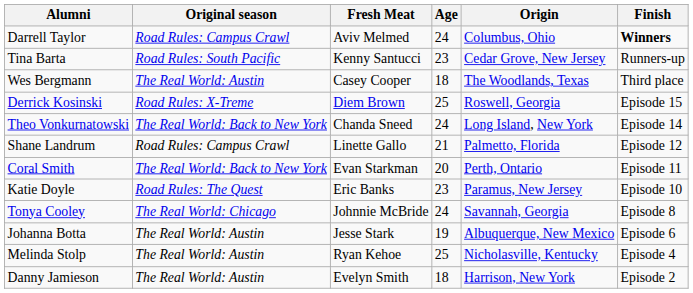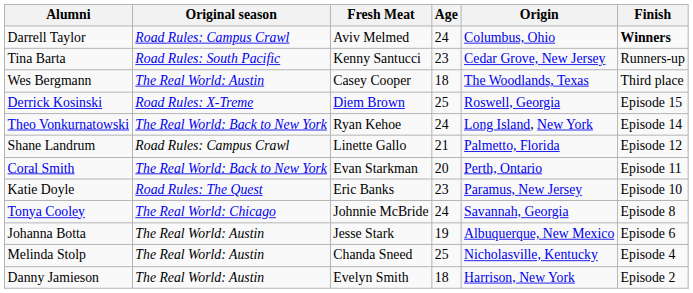(373, 124) Chanda Sneed -> (367, 124) Ryan Kehoe
(367, 255) Ryan Kehoe -> (373, 255) Chanda Sneed
